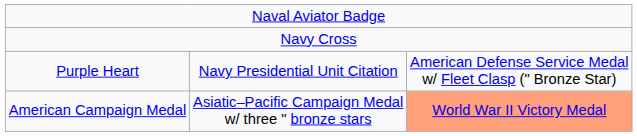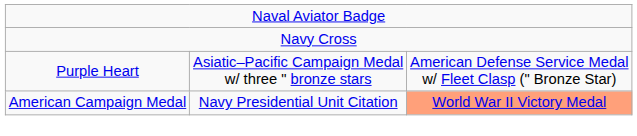(298, 71) Navy Presidential Unit Citation -> (298, 71) Asiatic–Pacific Campaign Medal w/ three " bronze stars
(298, 111) Asiatic–Pacific Campaign Medal w/ three " bronze stars -> (298, 102) Navy Presidential Unit Citation
